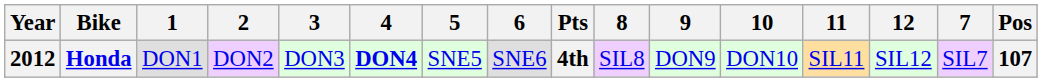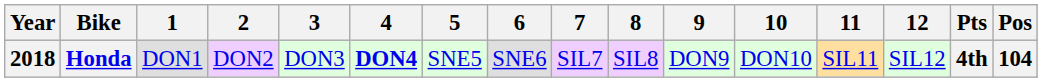columns swapped: (965, 22) <-> (573, 22)
(33, 58) 2012 -> (33, 58) 2018
(1015, 58) 107 -> (1015, 58) 104
